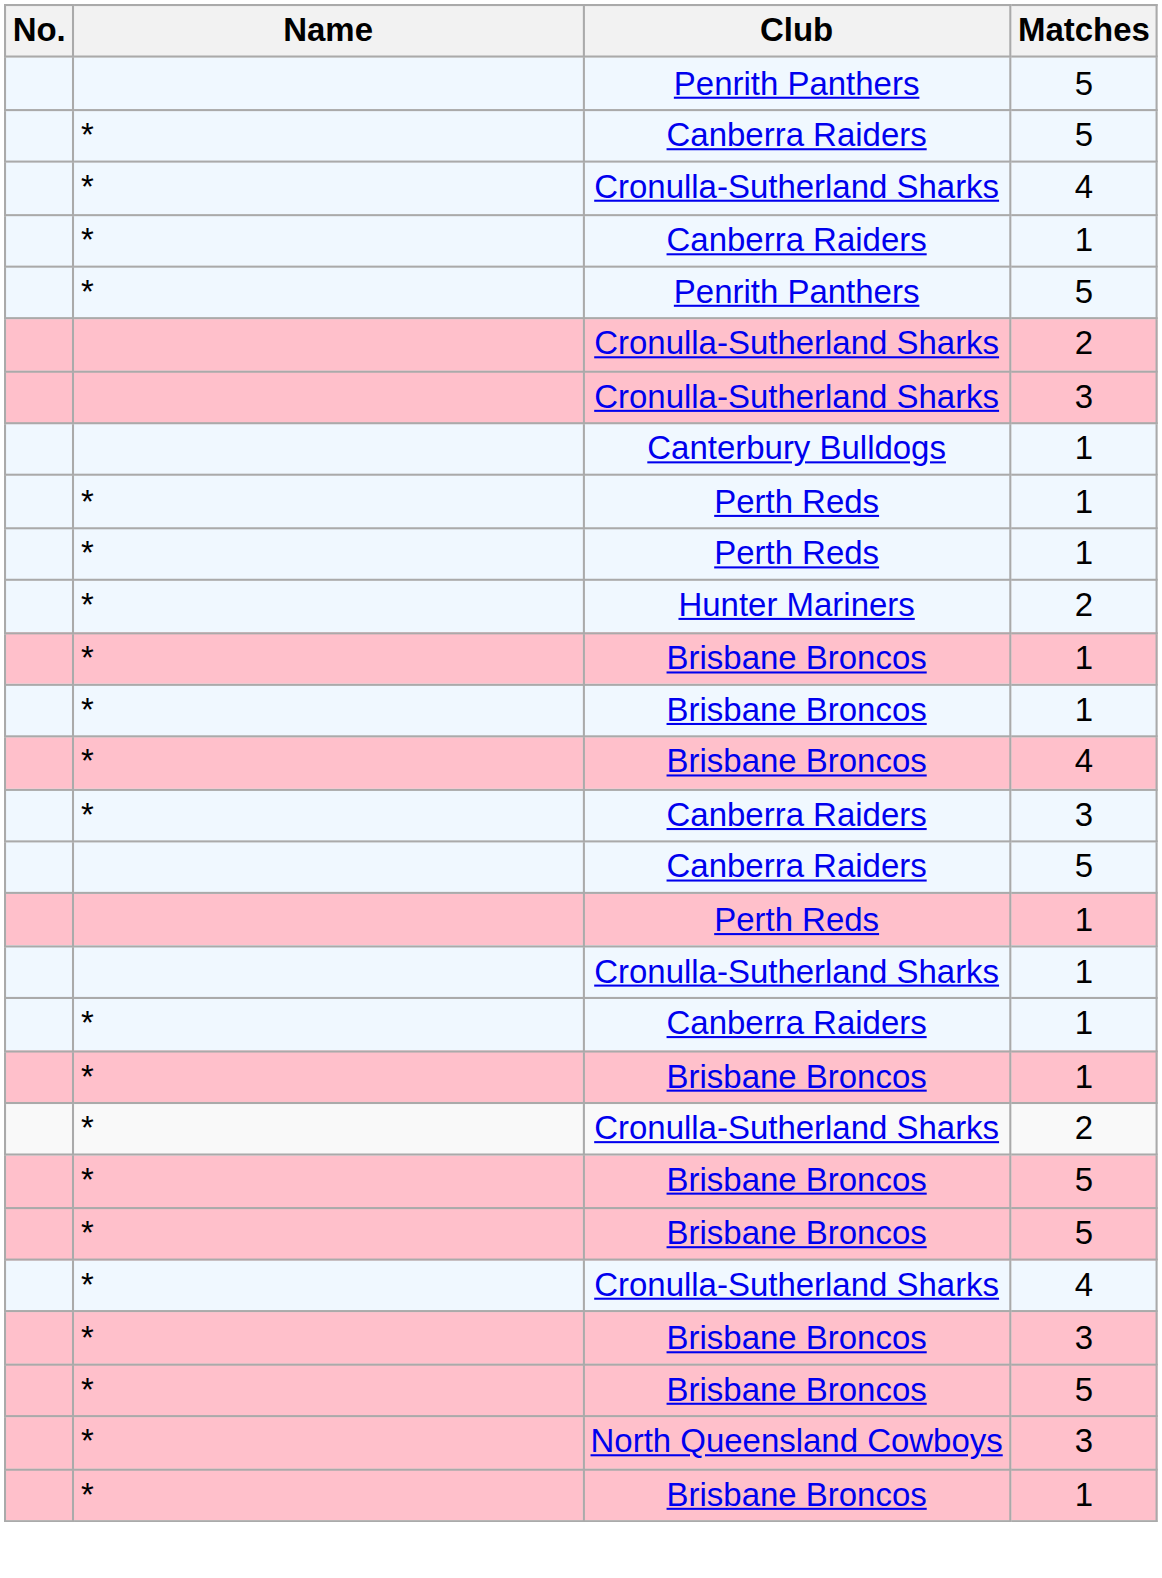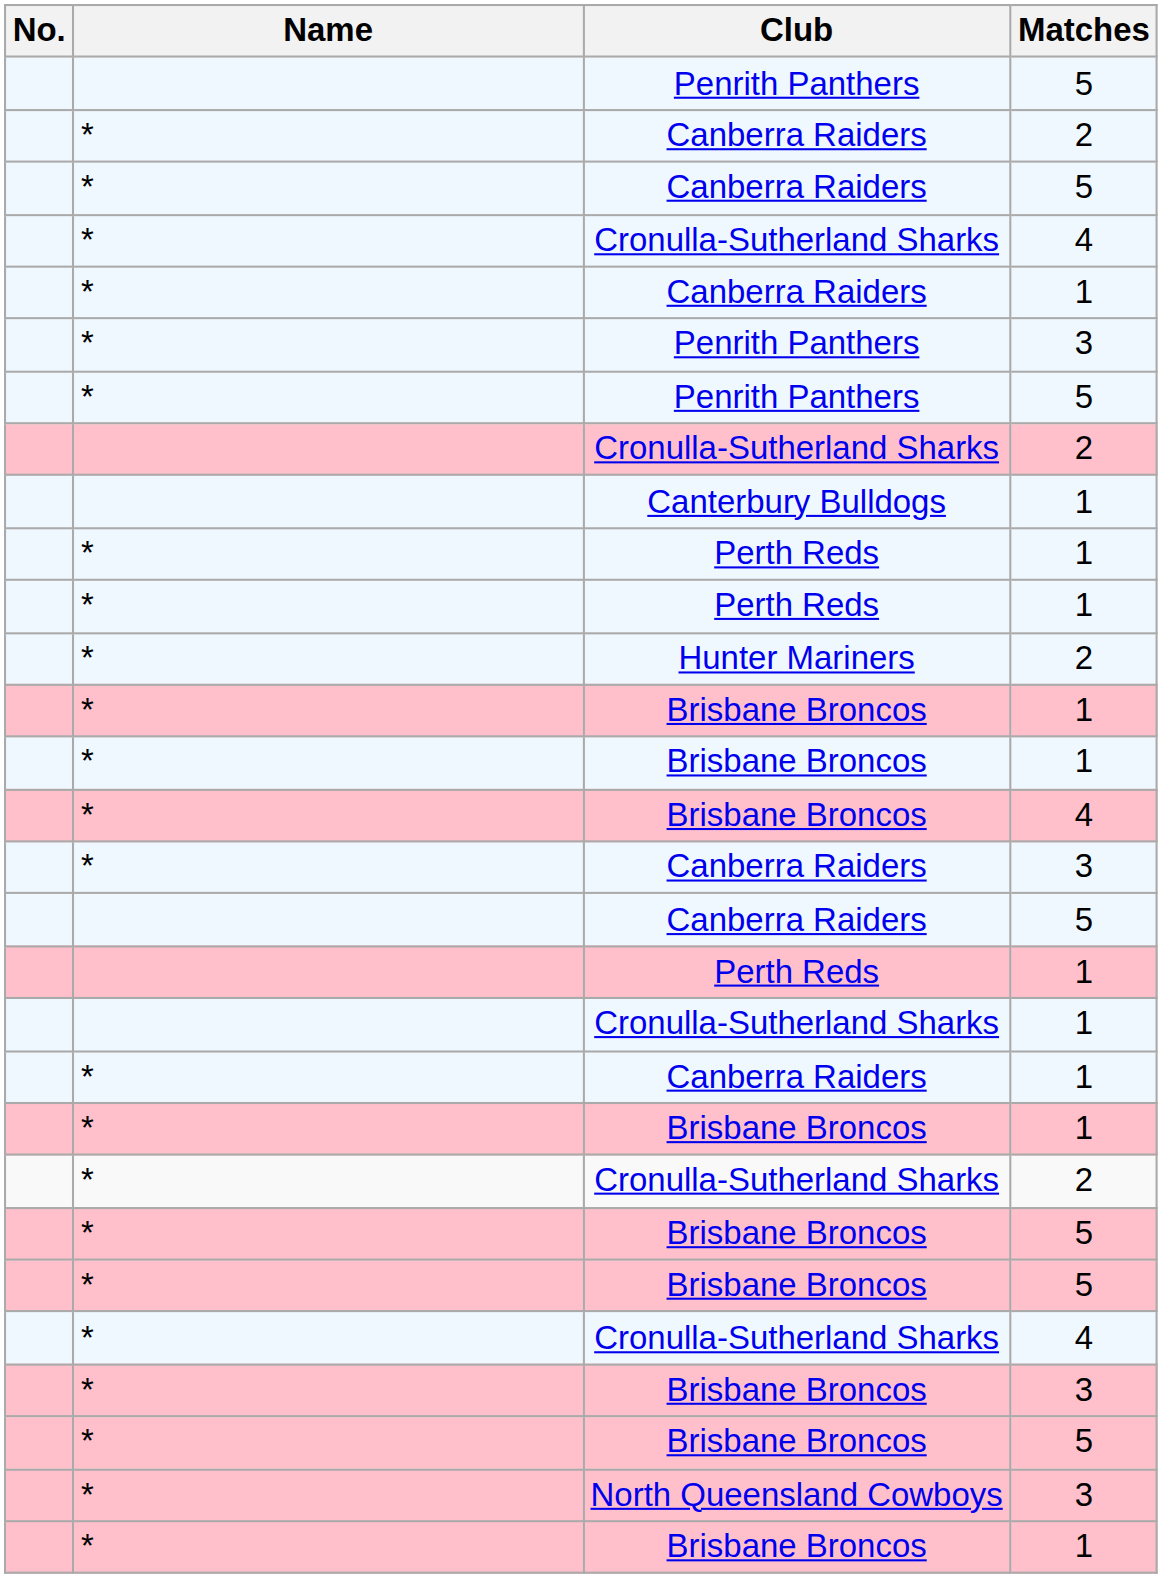+ row: (797, 135)
+ row: (797, 344)
- row: (797, 396)
